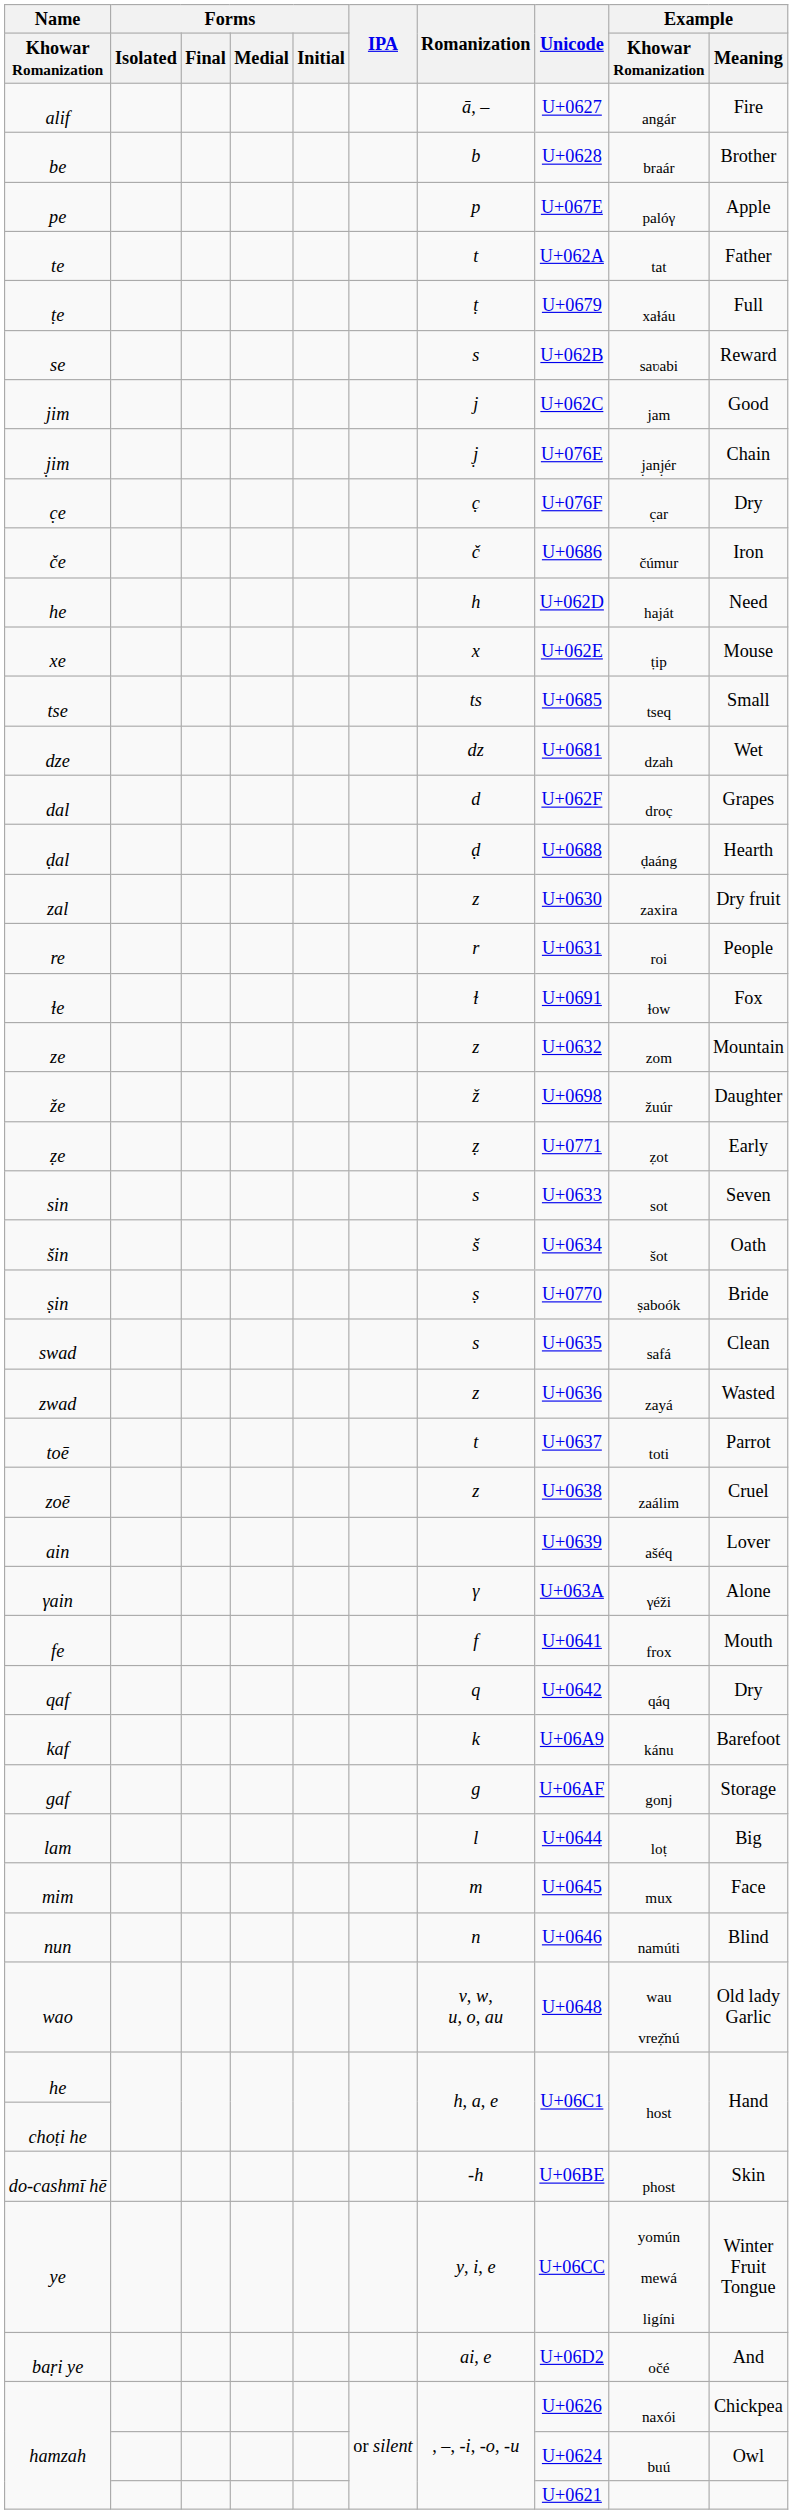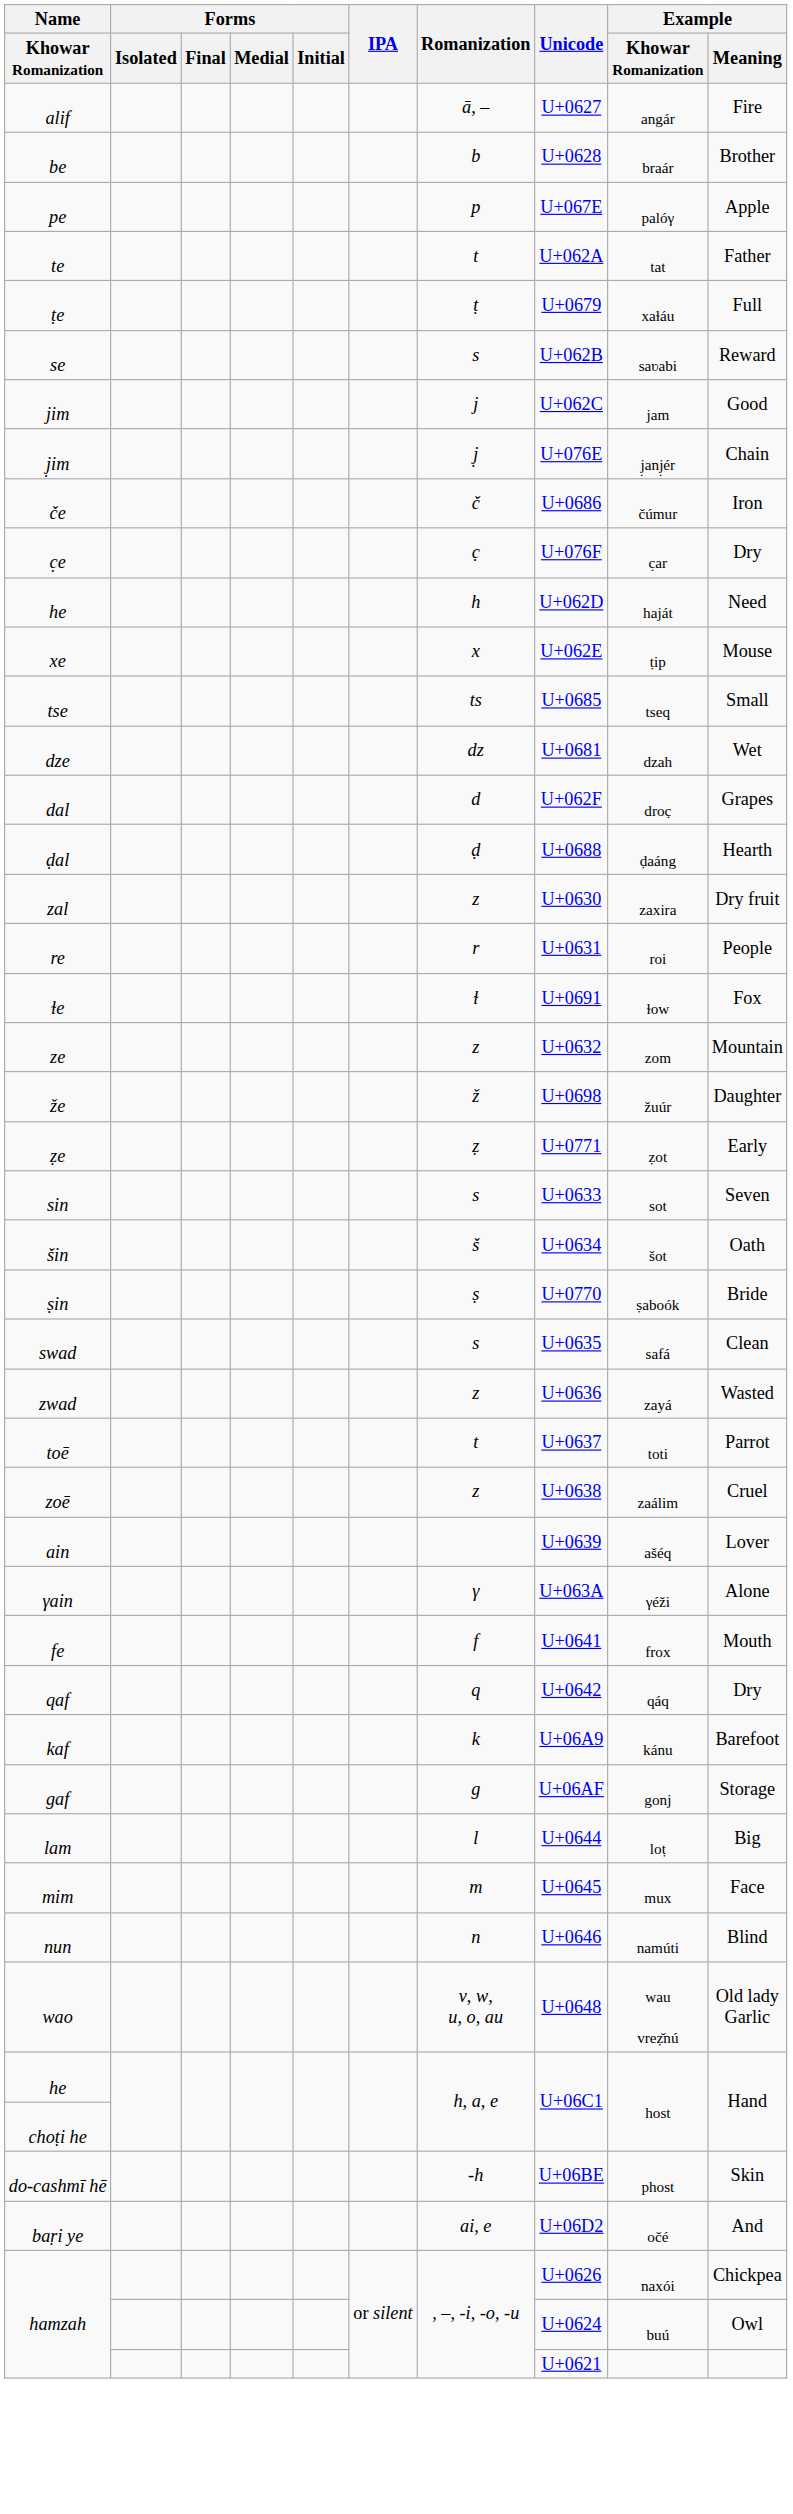rows swapped: (58, 562) <-> (58, 513)
- row: (58, 2276)
